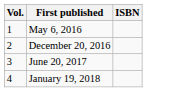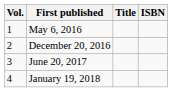+ column: (126, 12)
